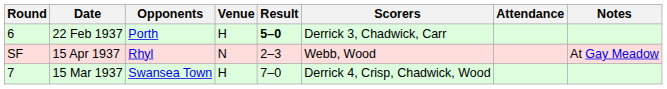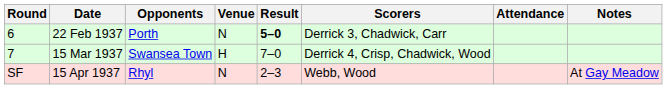(222, 34) H -> (222, 34) N
rows swapped: (88, 73) <-> (86, 53)
